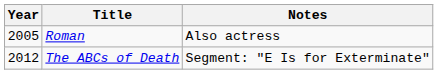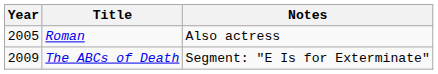(23, 58) 2012 -> (23, 58) 2009
